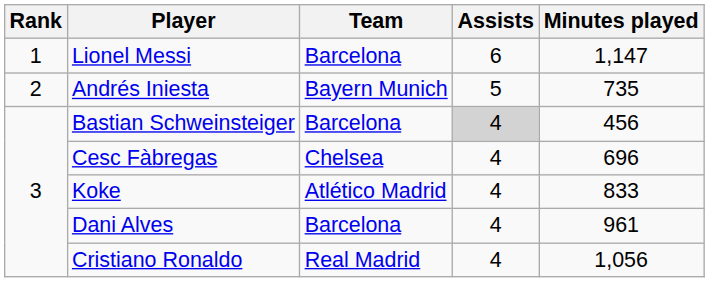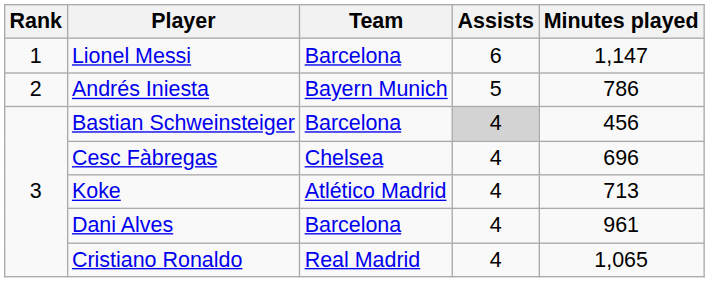(621, 89) 735 -> (621, 89) 786
(621, 191) 833 -> (621, 191) 713
(621, 259) 1,056 -> (621, 259) 1,065
